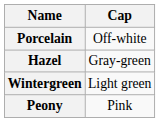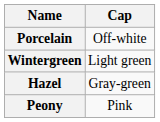rows swapped: (45, 61) <-> (45, 83)
